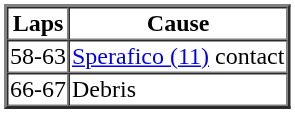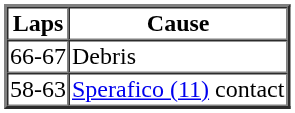rows swapped: (178, 56) <-> (104, 89)
